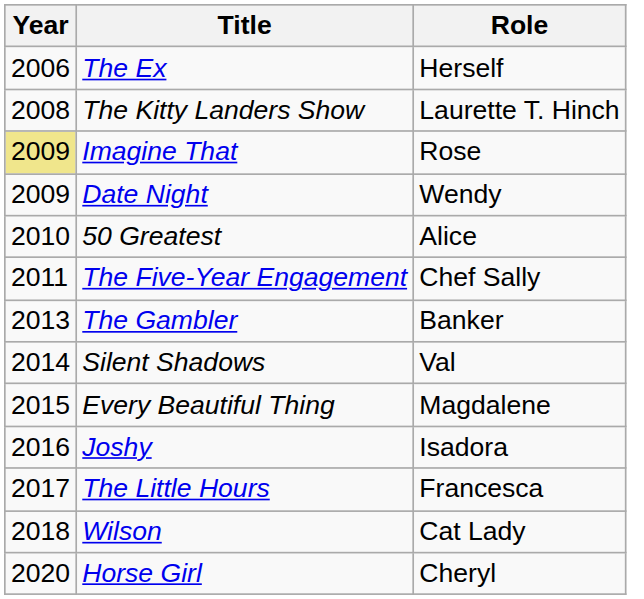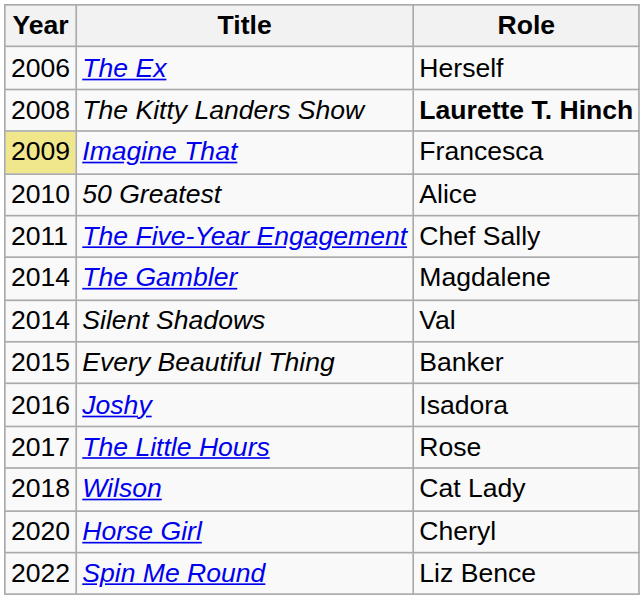(519, 109) normal -> (526, 109) bold
(450, 151) Rose -> (481, 151) Francesca
- row: (145, 194)
(40, 320) 2013 -> (40, 278) 2014
(461, 320) Banker -> (485, 278) Magdalene
(485, 404) Magdalene -> (461, 362) Banker
(481, 488) Francesca -> (450, 446) Rose
+ row: (174, 573)
